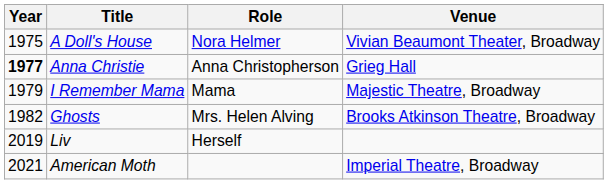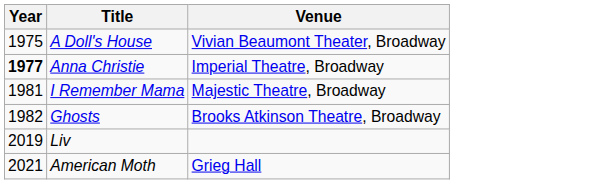- column: (265, 16)
(381, 66) Grieg Hall -> (288, 66) Imperial Theatre, Broadway
(26, 91) 1979 -> (26, 91) 1981
(442, 166) Imperial Theatre, Broadway -> (226, 166) Grieg Hall
